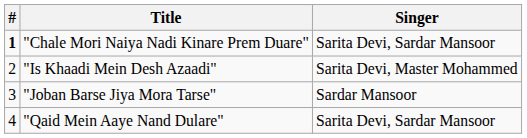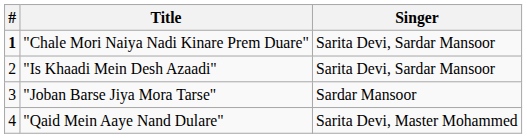(417, 69) Sarita Devi, Master Mohammed -> (406, 69) Sarita Devi, Sardar Mansoor
(406, 120) Sarita Devi, Sardar Mansoor -> (417, 120) Sarita Devi, Master Mohammed
